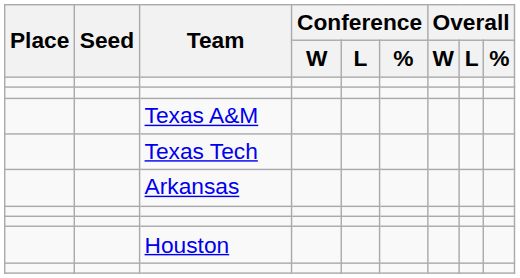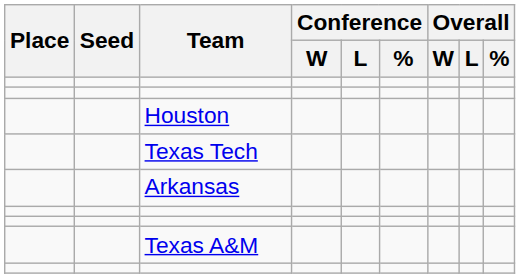rows swapped: (40, 245) <-> (40, 116)
